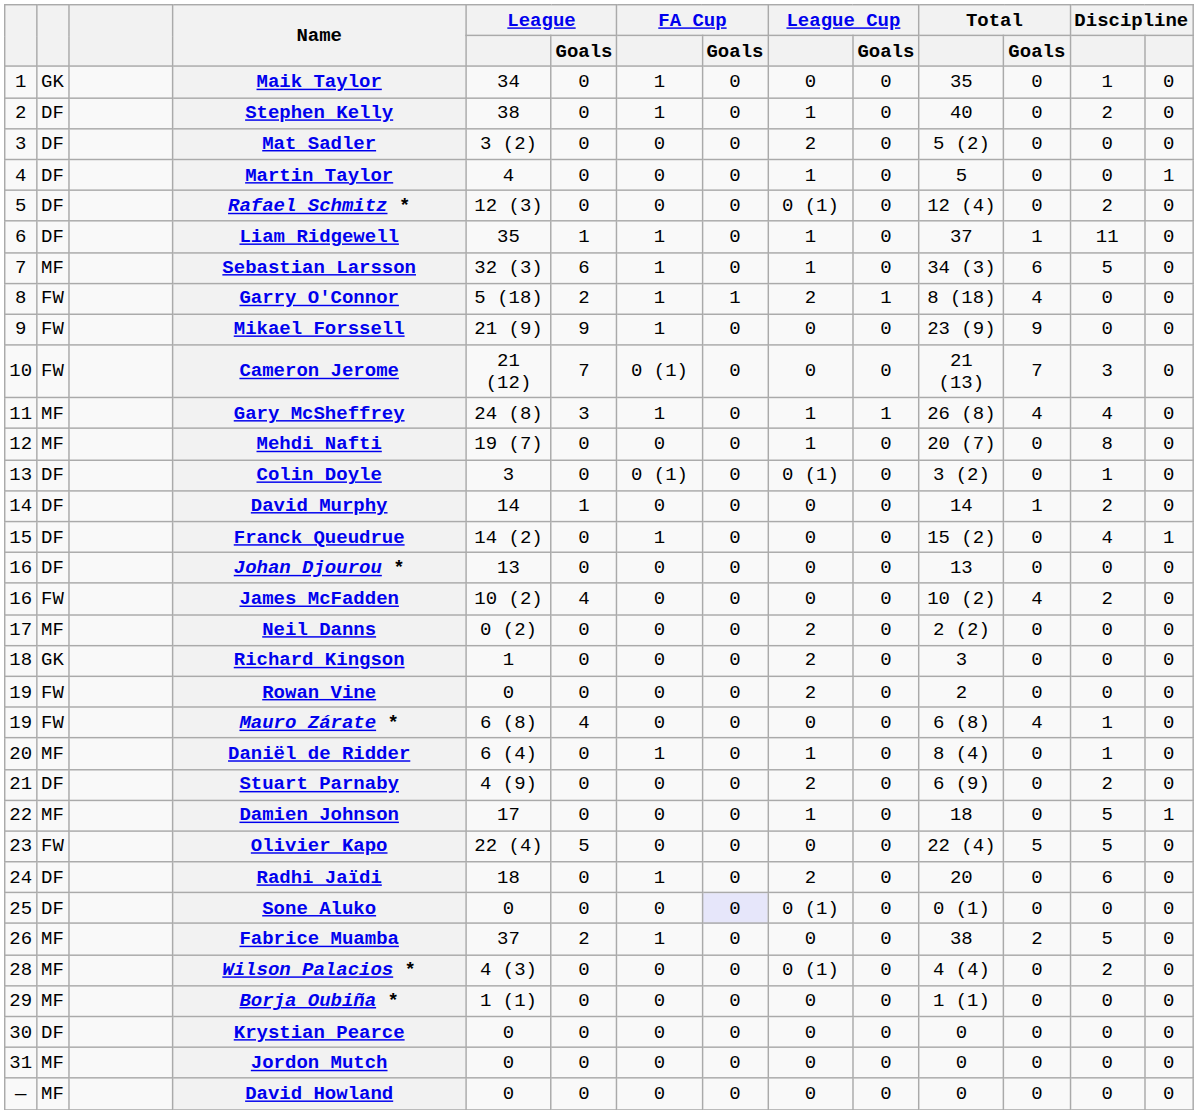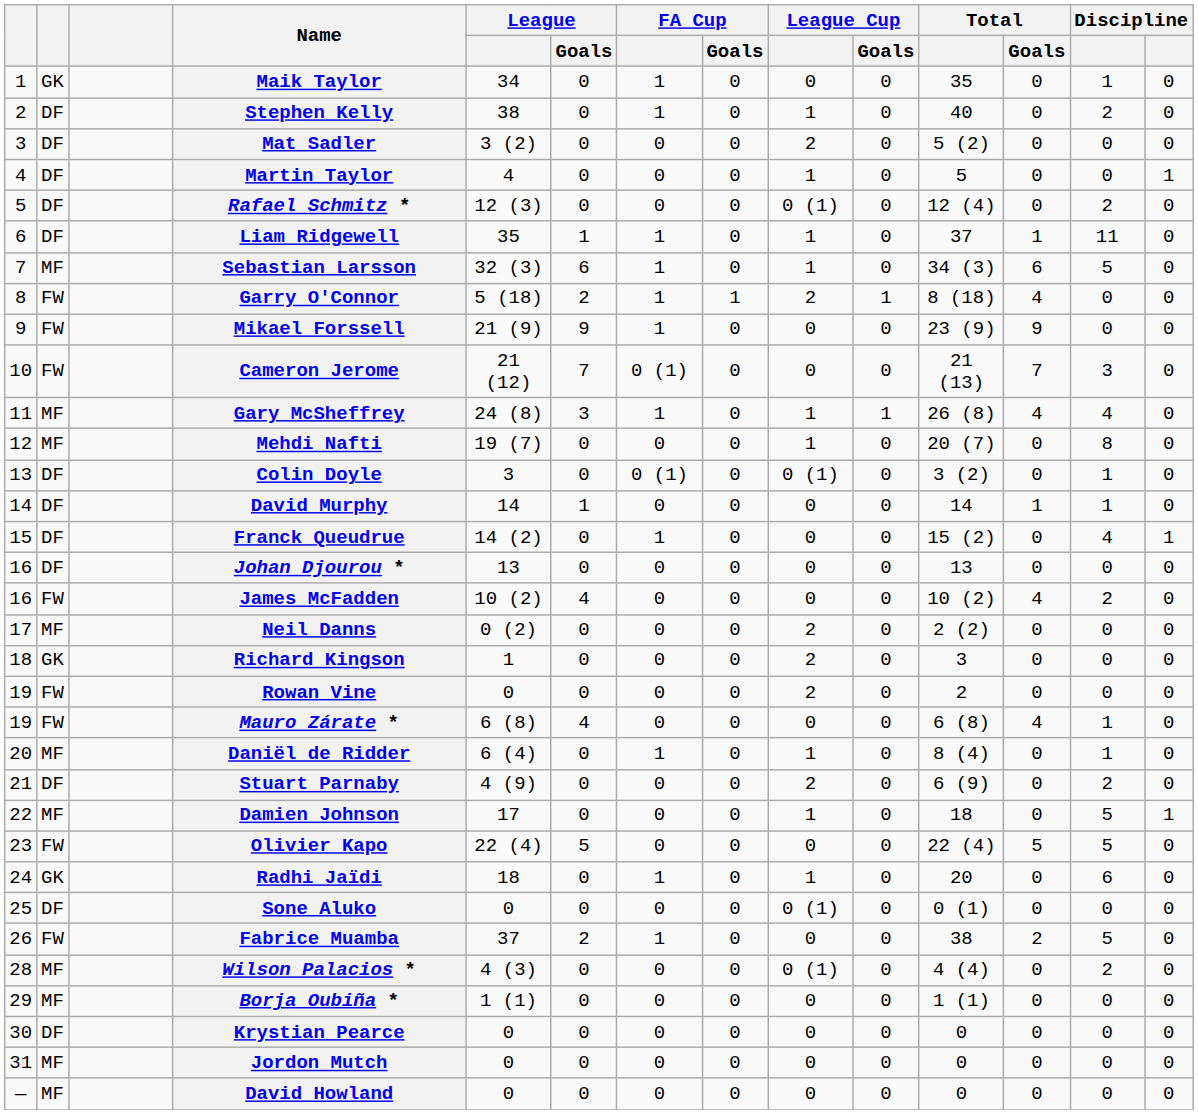(1107, 506) 2 -> (1107, 506) 1
(52, 877) DF -> (52, 877) GK
(810, 877) 2 -> (810, 877) 1
(735, 908) lavender background -> (735, 908) no background
(52, 939) MF -> (52, 939) FW
